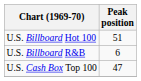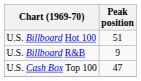(118, 53) 6 -> (118, 53) 9
